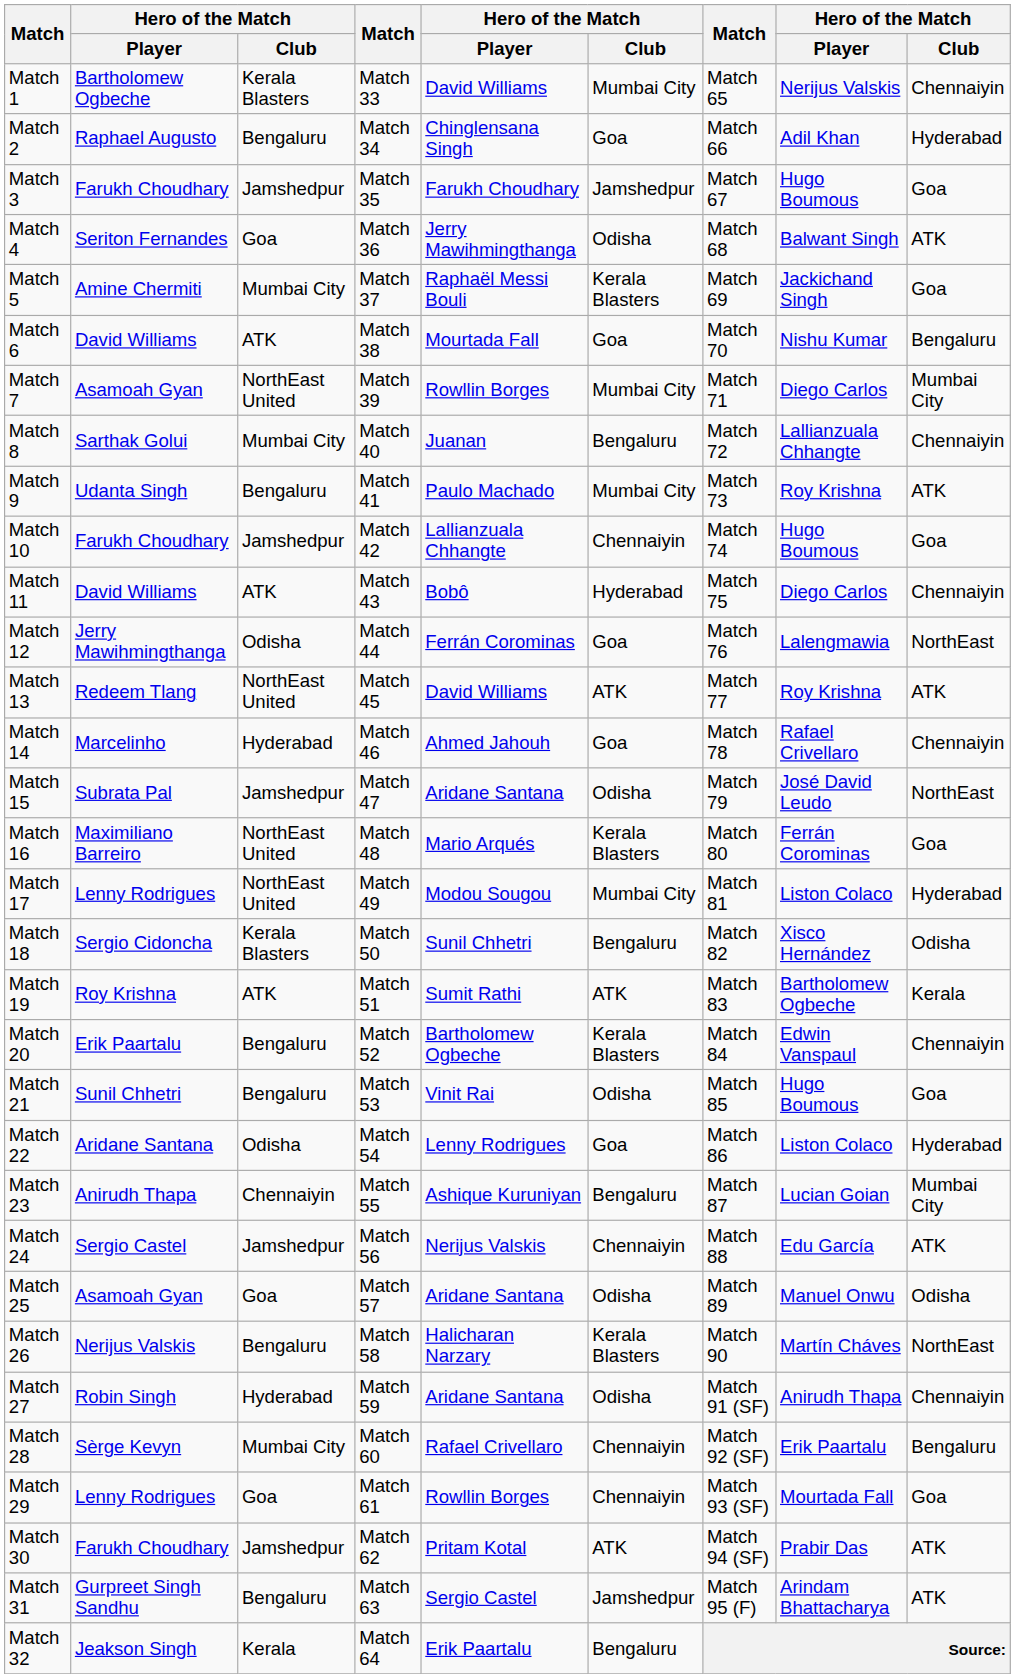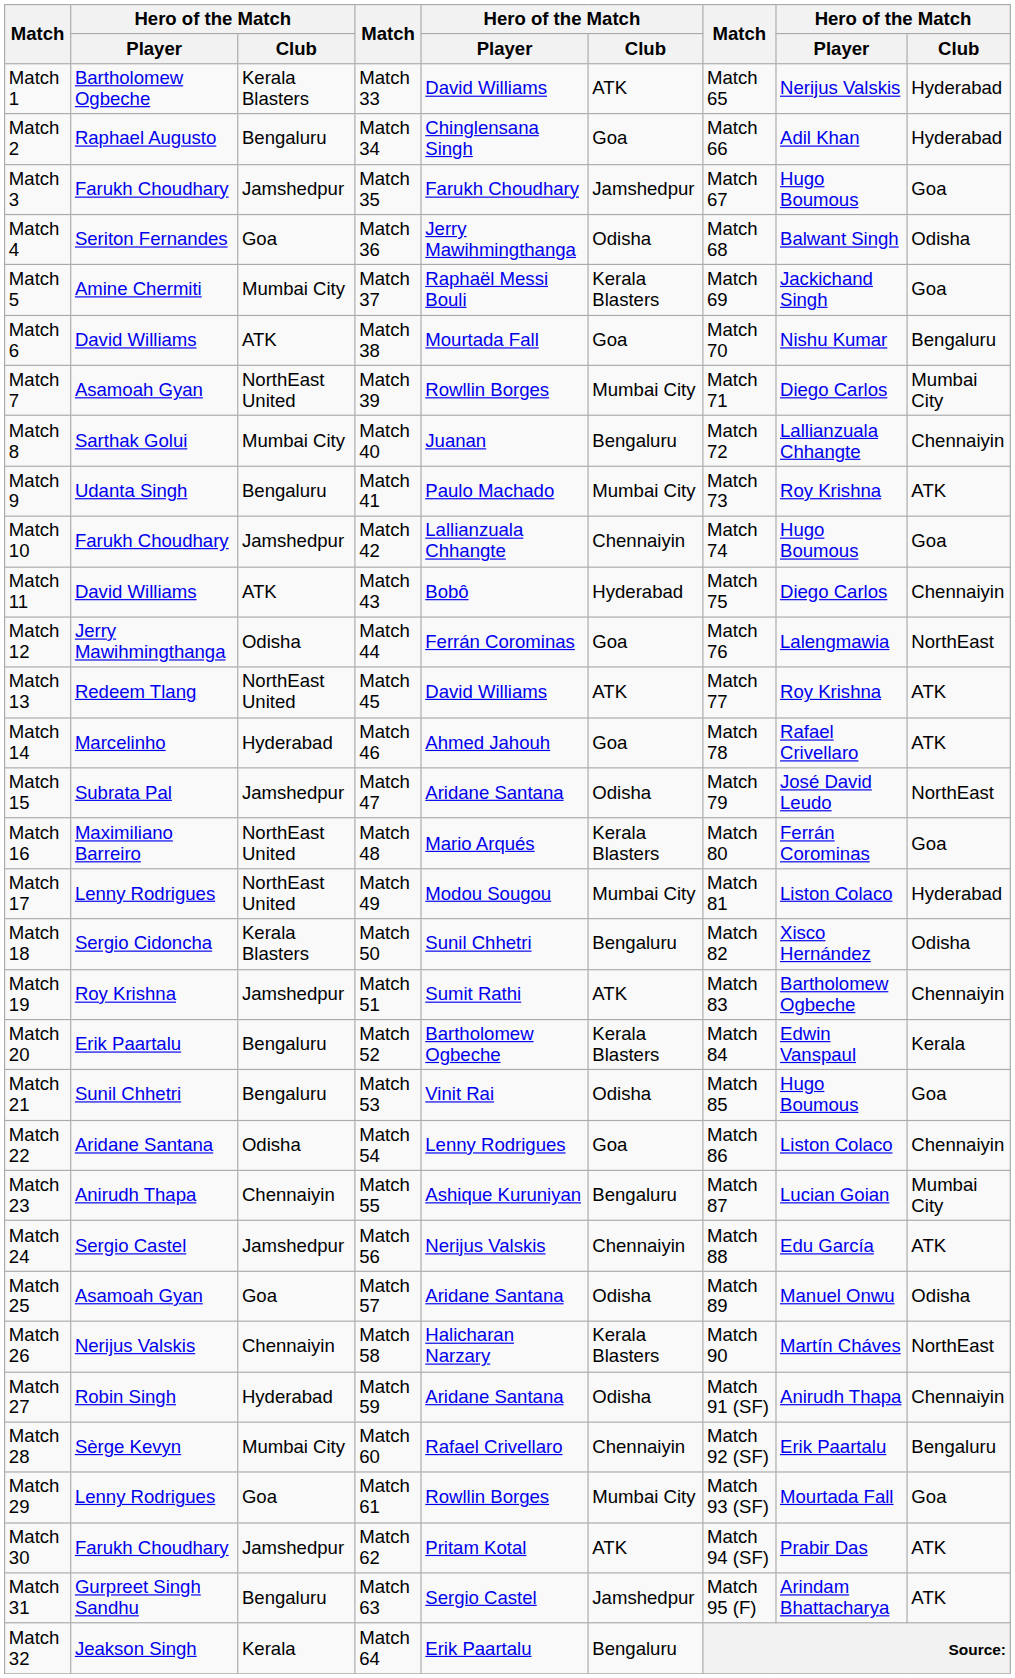(644, 88) Mumbai City -> (610, 88) ATK
(958, 88) Chennaiyin -> (957, 88) Hyderabad
(929, 239) ATK -> (941, 239) Odisha
(958, 742) Chennaiyin -> (929, 742) ATK
(259, 994) ATK -> (293, 994) Jamshedpur
(938, 994) Kerala -> (958, 994) Chennaiyin
(958, 1044) Chennaiyin -> (938, 1044) Kerala
(957, 1145) Hyderabad -> (958, 1145) Chennaiyin
(284, 1346) Bengaluru -> (288, 1346) Chennaiyin
(639, 1497) Chennaiyin -> (644, 1497) Mumbai City
